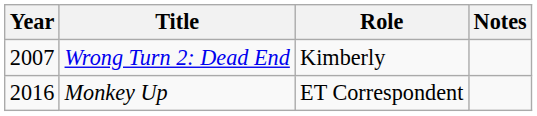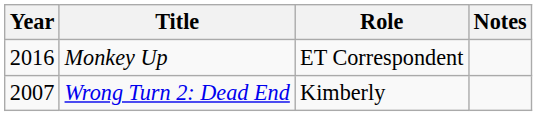rows swapped: (177, 57) <-> (116, 92)
